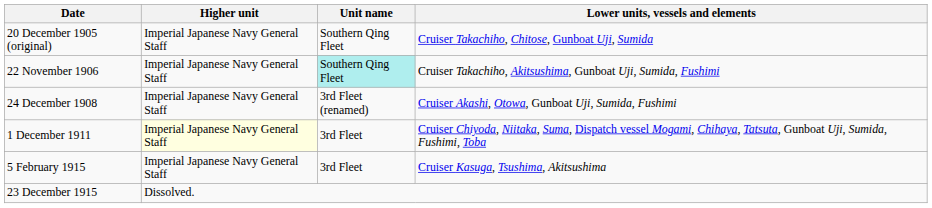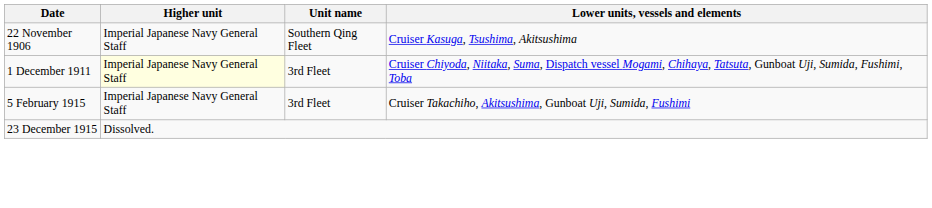- row: (52, 39)
(355, 71) paleturquoise background -> (322, 39) no background
(569, 71) Cruiser Takachiho, Akitsushima, Gunboat Uji, Sumida, Fushimi -> (483, 39) Cruiser Kasuga, Tsushima, Akitsushima
- row: (52, 103)
(512, 167) Cruiser Kasuga, Tsushima, Akitsushima -> (540, 103) Cruiser Takachiho, Akitsushima, Gunboat Uji, Sumida, Fushimi
